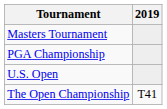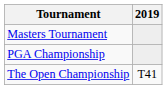- row: (33, 74)
